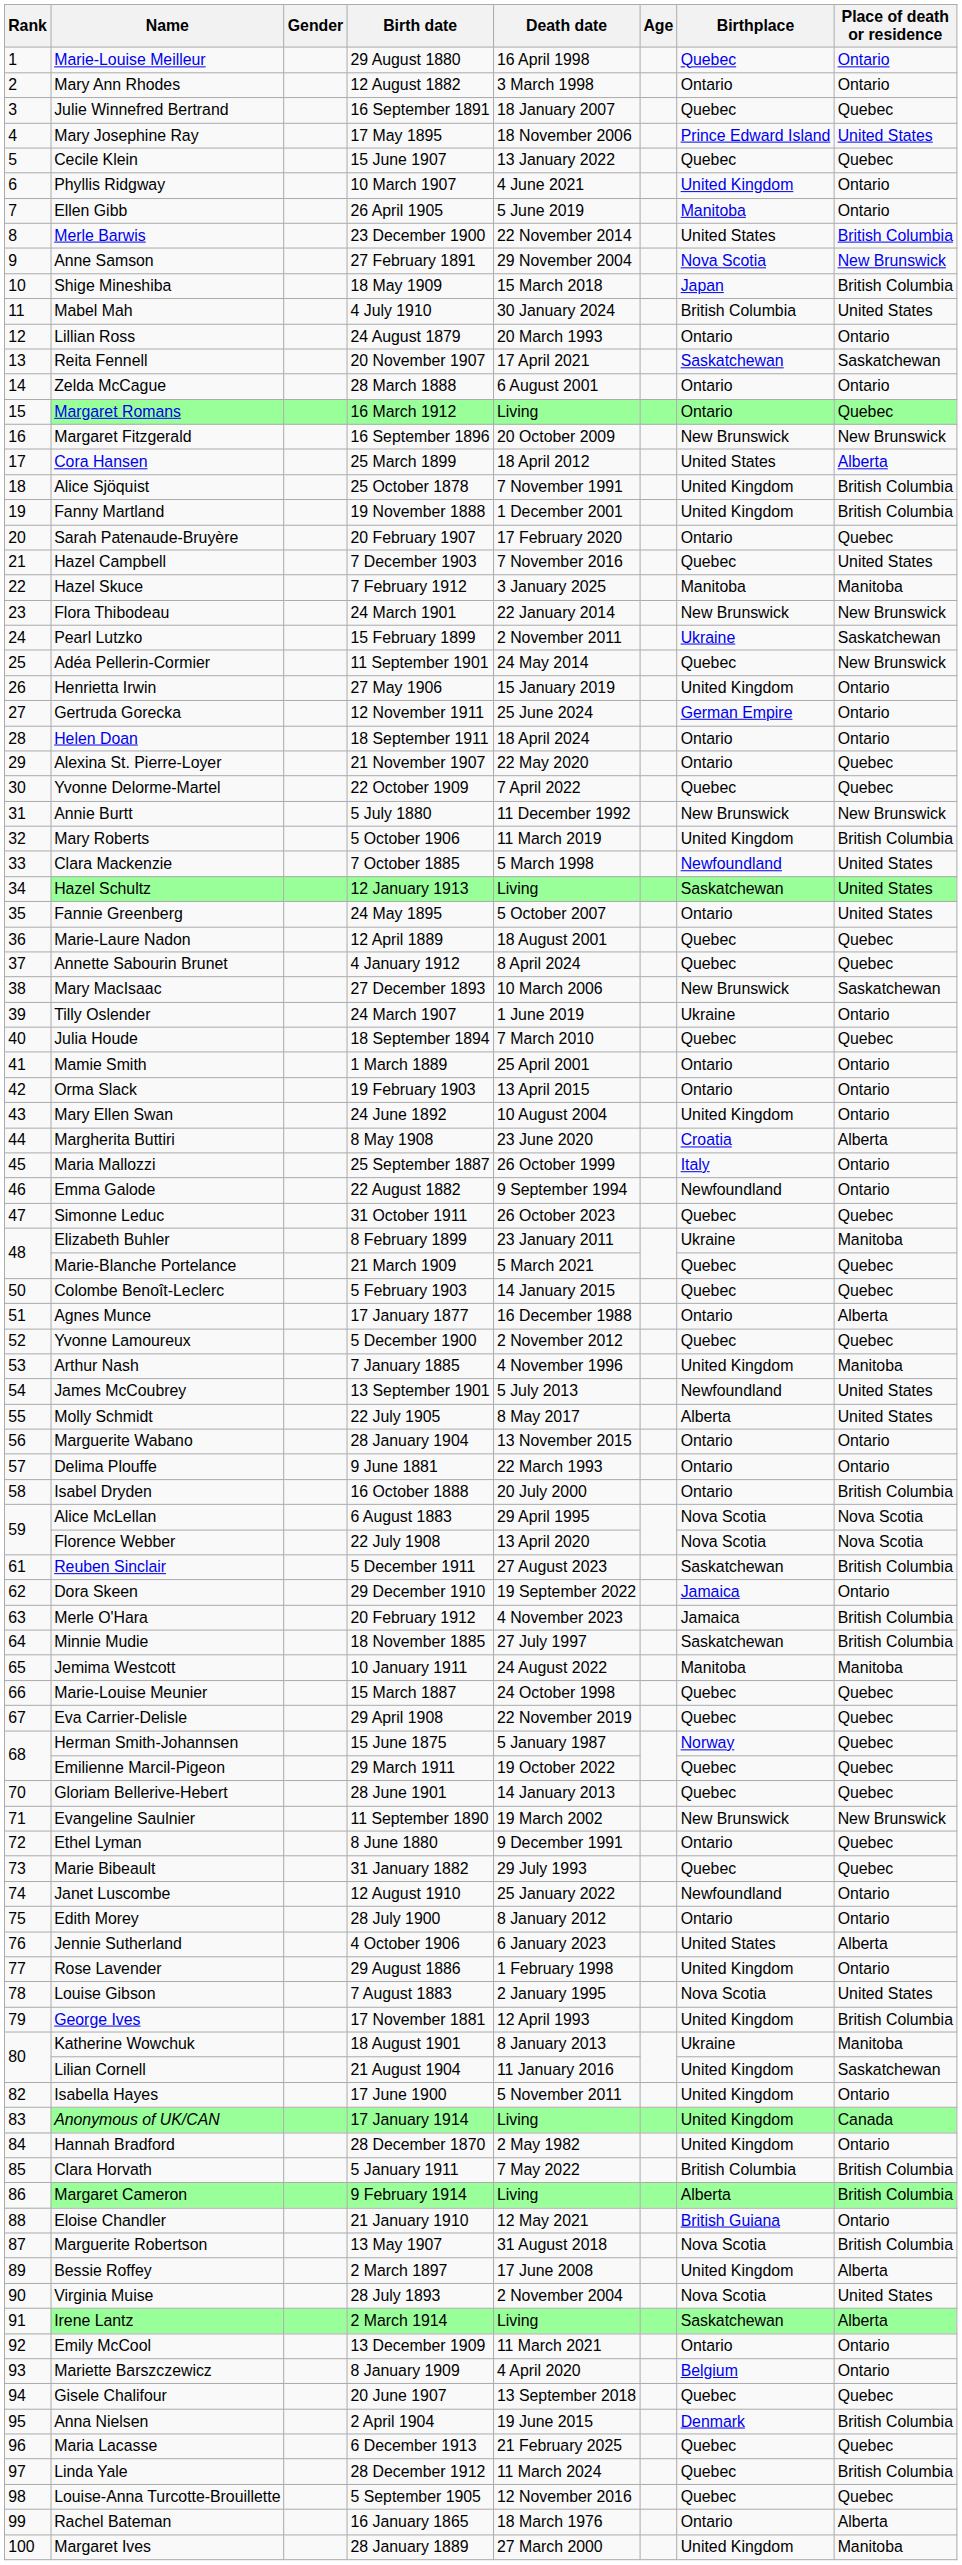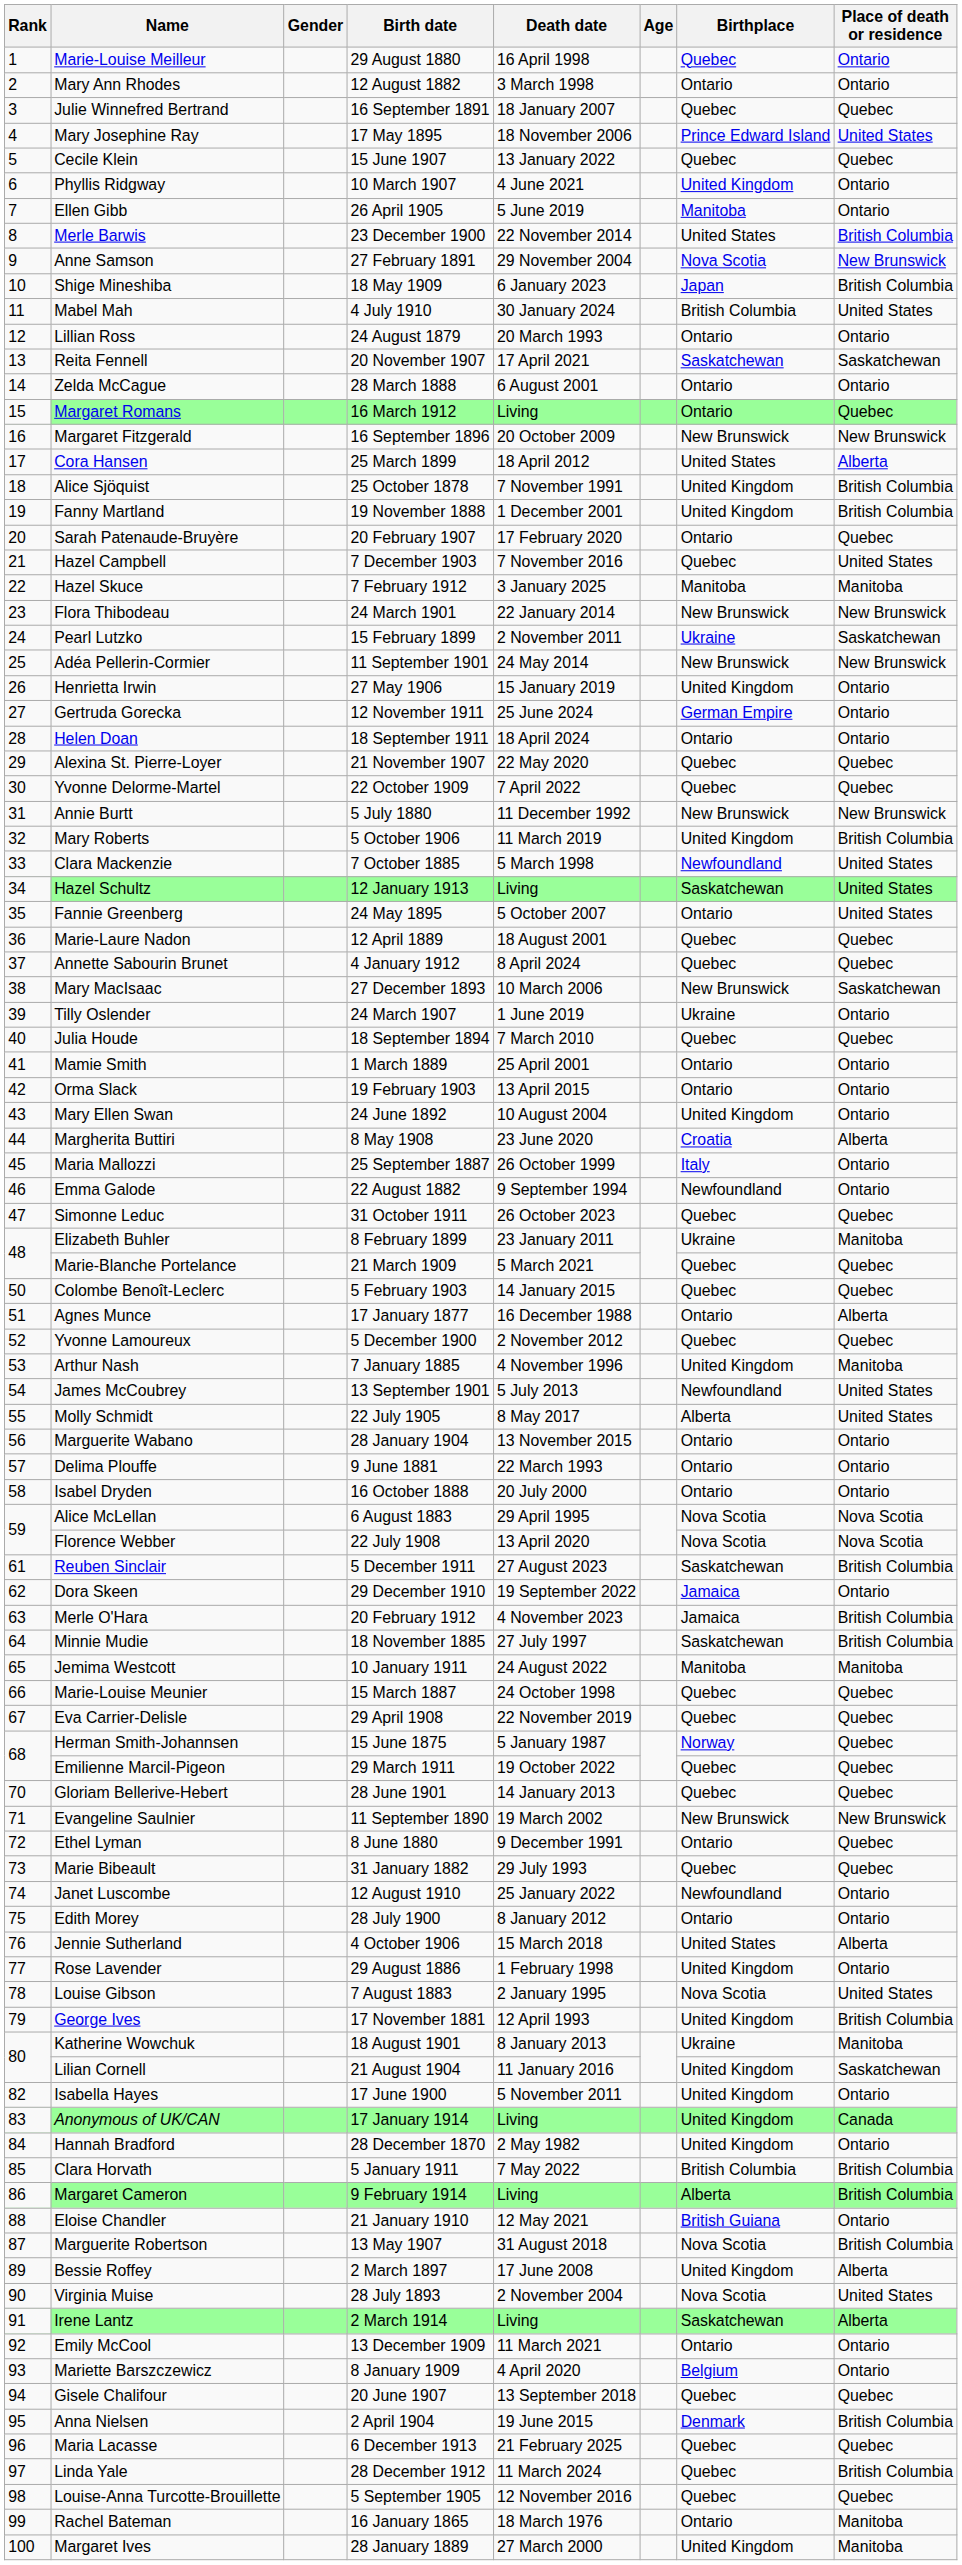(550, 286) 15 March 2018 -> (552, 286) 6 January 2023
(708, 662) Quebec -> (735, 662) New Brunswick
(707, 763) Ontario -> (708, 763) Quebec
(895, 1491) British Columbia -> (864, 1491) Ontario
(552, 1944) 6 January 2023 -> (550, 1944) 15 March 2018
(863, 2521) Alberta -> (870, 2521) Manitoba
